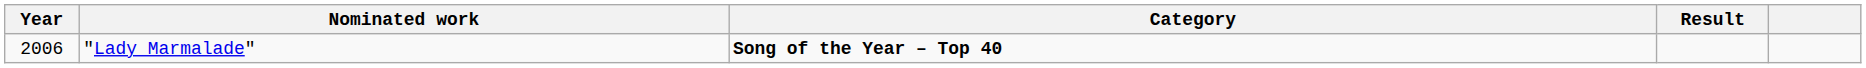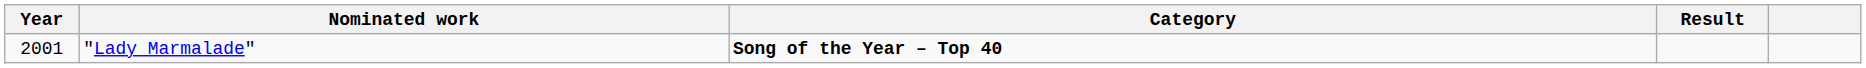(42, 49) 2006 -> (42, 49) 2001
